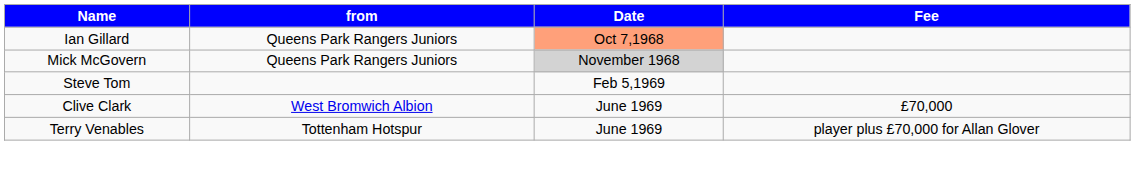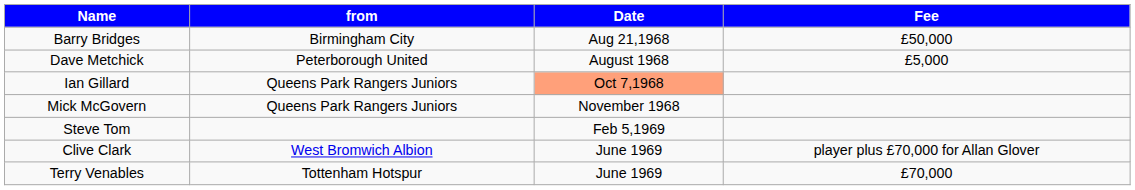+ row: (97, 39)
+ row: (97, 61)
(629, 61) lightgrey background -> (629, 106) no background
(927, 106) £70,000 -> (927, 151) player plus £70,000 for Allan Glover
(927, 129) player plus £70,000 for Allan Glover -> (927, 174) £70,000
